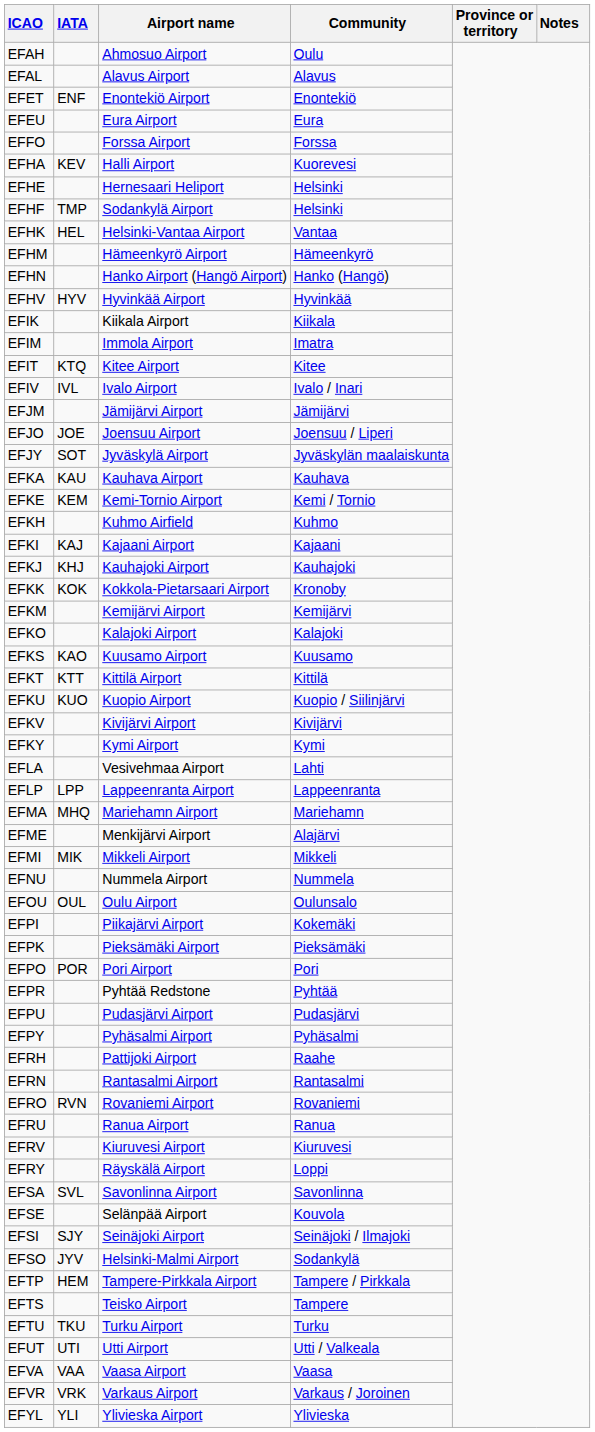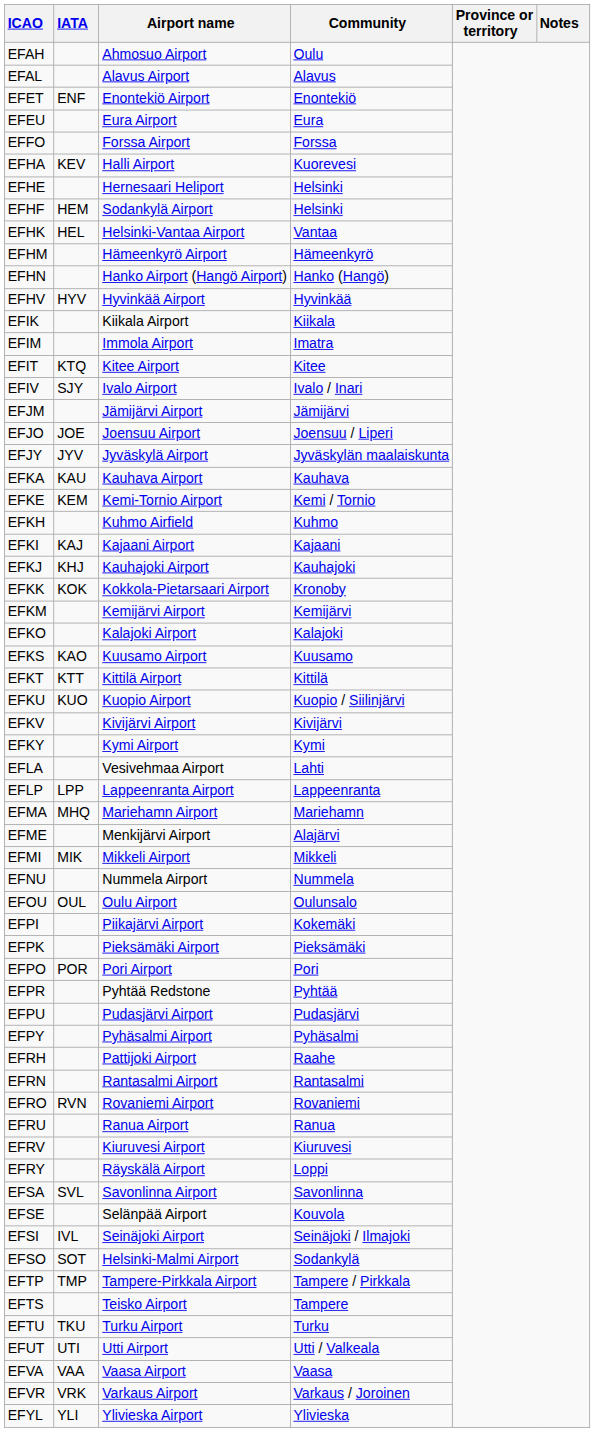(72, 210) TMP -> (73, 210) HEM
(68, 388) IVL -> (70, 388) SJY
(72, 455) SOT -> (70, 455) JYV
(70, 1237) SJY -> (68, 1237) IVL
(70, 1259) JYV -> (72, 1259) SOT
(73, 1281) HEM -> (72, 1281) TMP
